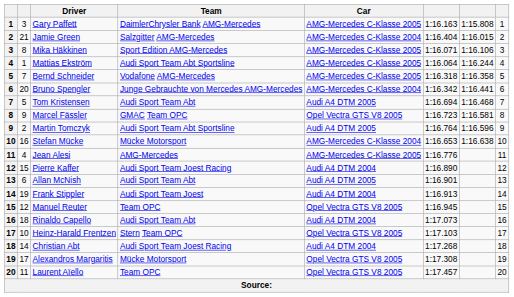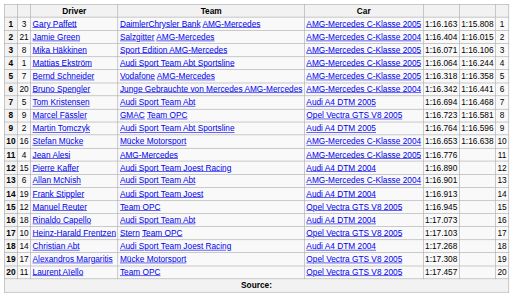(341, 180) Audi A4 DTM 2005 -> (364, 180) AMG-Mercedes C-Klasse 2004
